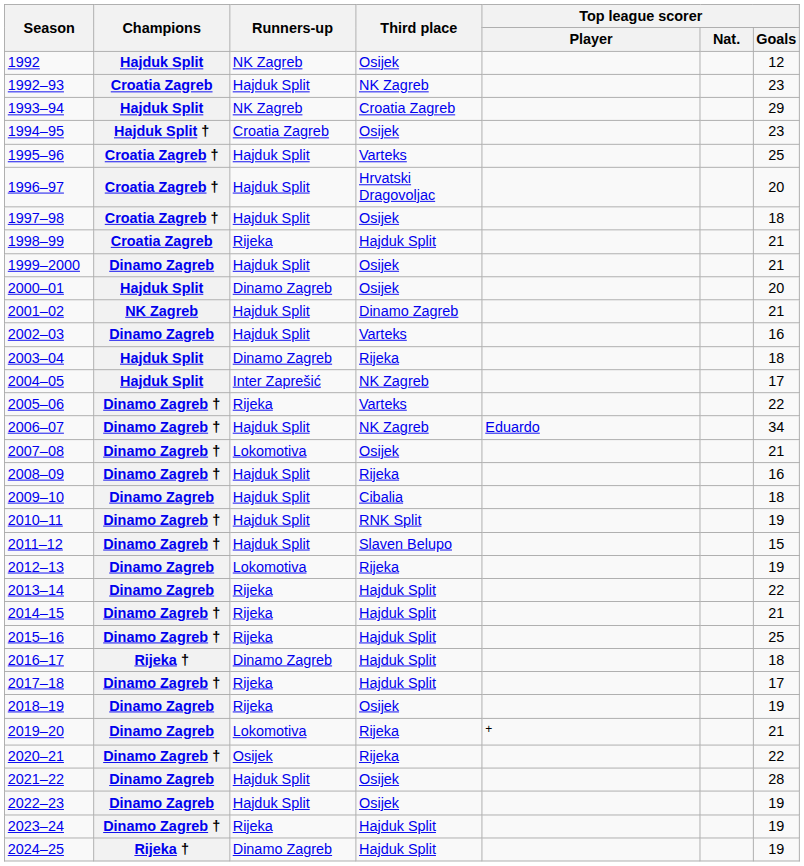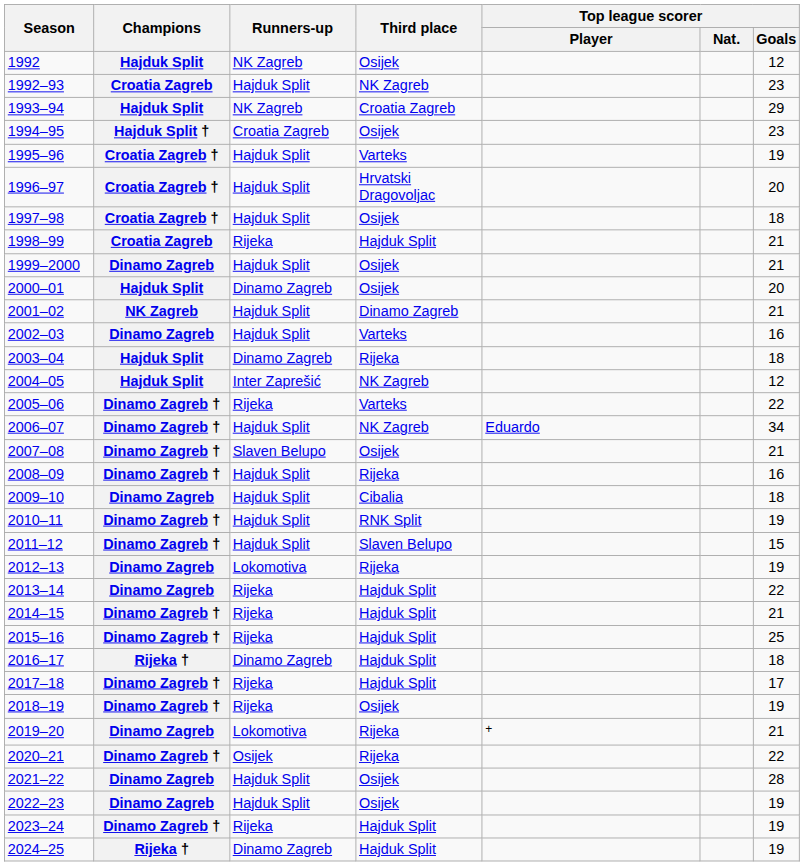(776, 155) 25 -> (776, 155) 19
(776, 380) 17 -> (776, 380) 12
(270, 450) Lokomotiva -> (279, 450) Slaven Belupo
(162, 706) Dinamo Zagreb -> (162, 706) Dinamo Zagreb †
